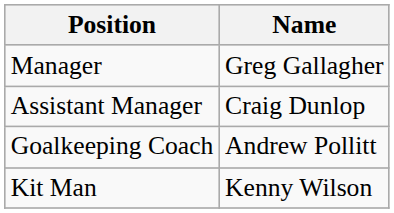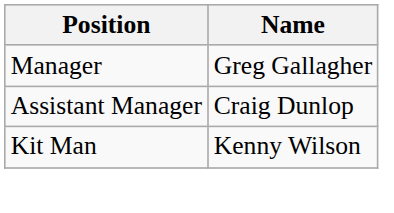- row: (112, 146)
